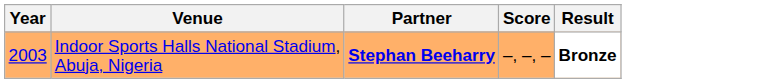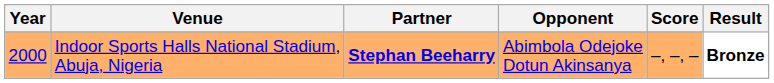+ column: (573, 19)
(28, 55) 2003 -> (28, 55) 2000
